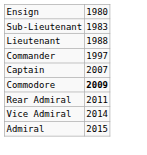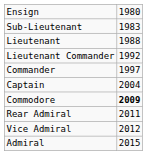+ row: (60, 56)
(97, 70) 2007 -> (130, 85) 2004
(97, 114) 2014 -> (130, 129) 2012
